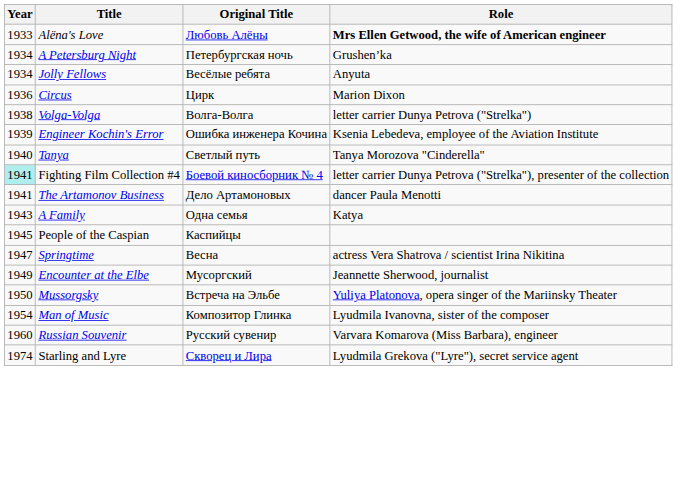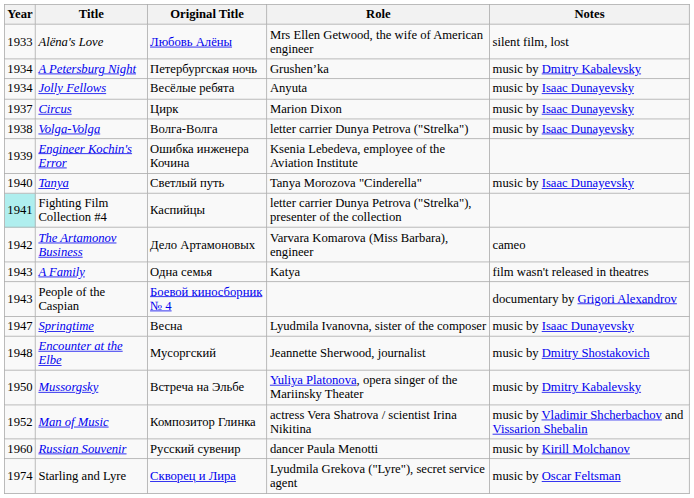+ column: (589, 14)
(469, 34) bold -> (376, 41) normal
(20, 94) 1936 -> (20, 108) 1937
(254, 174) Боевой киносборник № 4 -> (178, 210) Каспийцы
(20, 194) 1941 -> (20, 244) 1942
(387, 194) dancer Paula Menotti -> (359, 244) Varvara Komarova (Miss Barbara), engineer
(20, 235) 1945 -> (20, 299) 1943
(213, 235) Каспийцы -> (206, 299) Боевой киносборник № 4
(449, 255) actress Vera Shatrova / scientist Irina Nikitina -> (378, 326) Lyudmila Ivanovna, sister of the composer
(20, 275) 1949 -> (20, 353) 1948
(20, 315) 1954 -> (20, 421) 1952
(441, 315) Lyudmila Ivanovna, sister of the composer -> (363, 421) actress Vera Shatrova / scientist Irina Nikitina
(445, 335) Varvara Komarova (Miss Barbara), engineer -> (324, 449) dancer Paula Menotti
